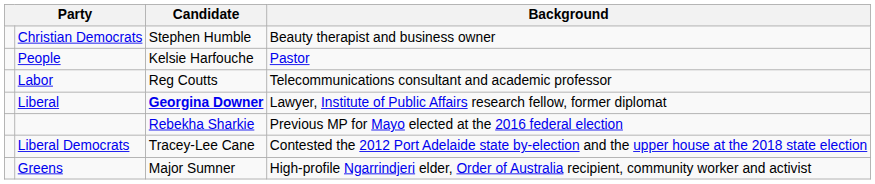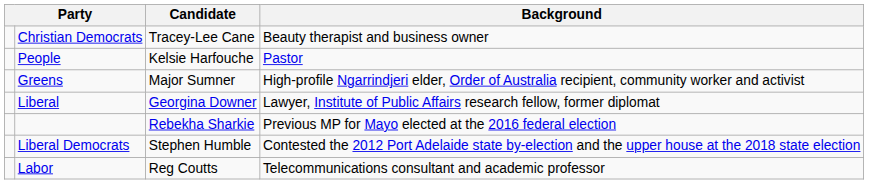(200, 37) Stephen Humble -> (202, 37) Tracey-Lee Cane
rows swapped: (40, 168) <-> (35, 80)
(206, 102) bold -> (203, 102) normal
(202, 146) Tracey-Lee Cane -> (200, 146) Stephen Humble
